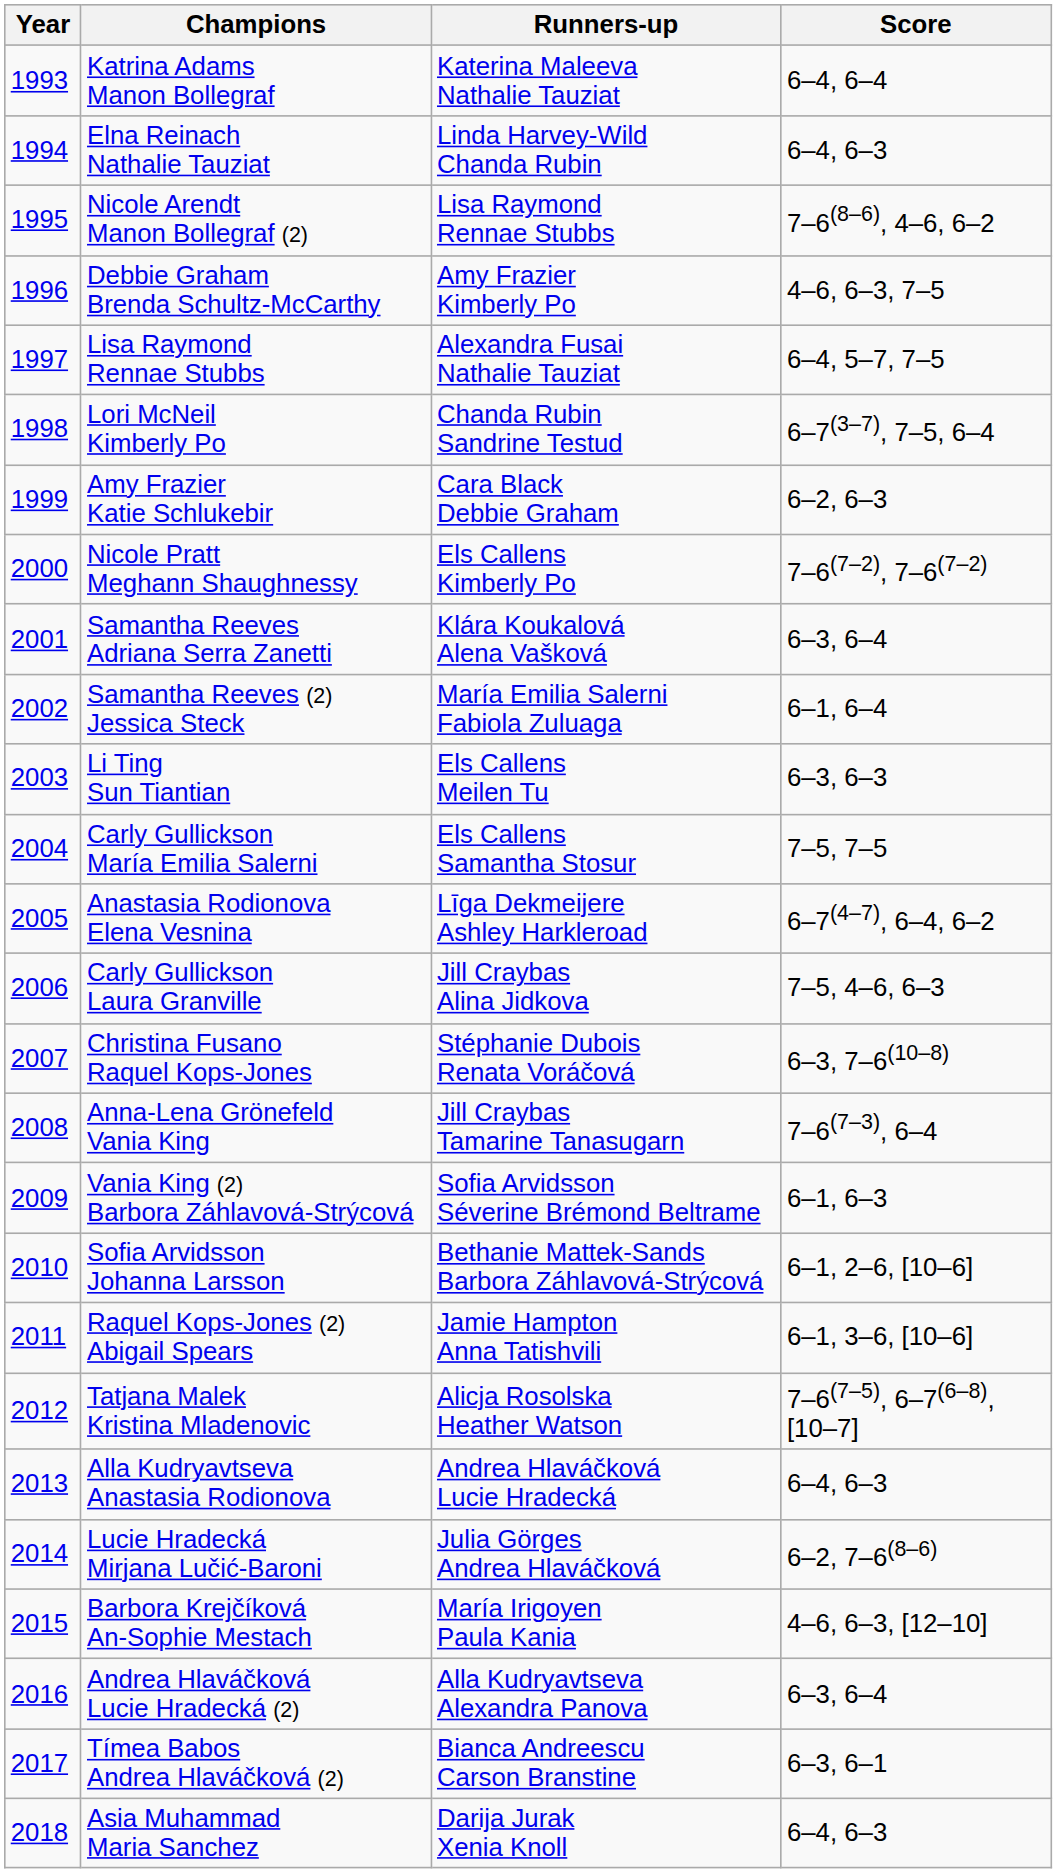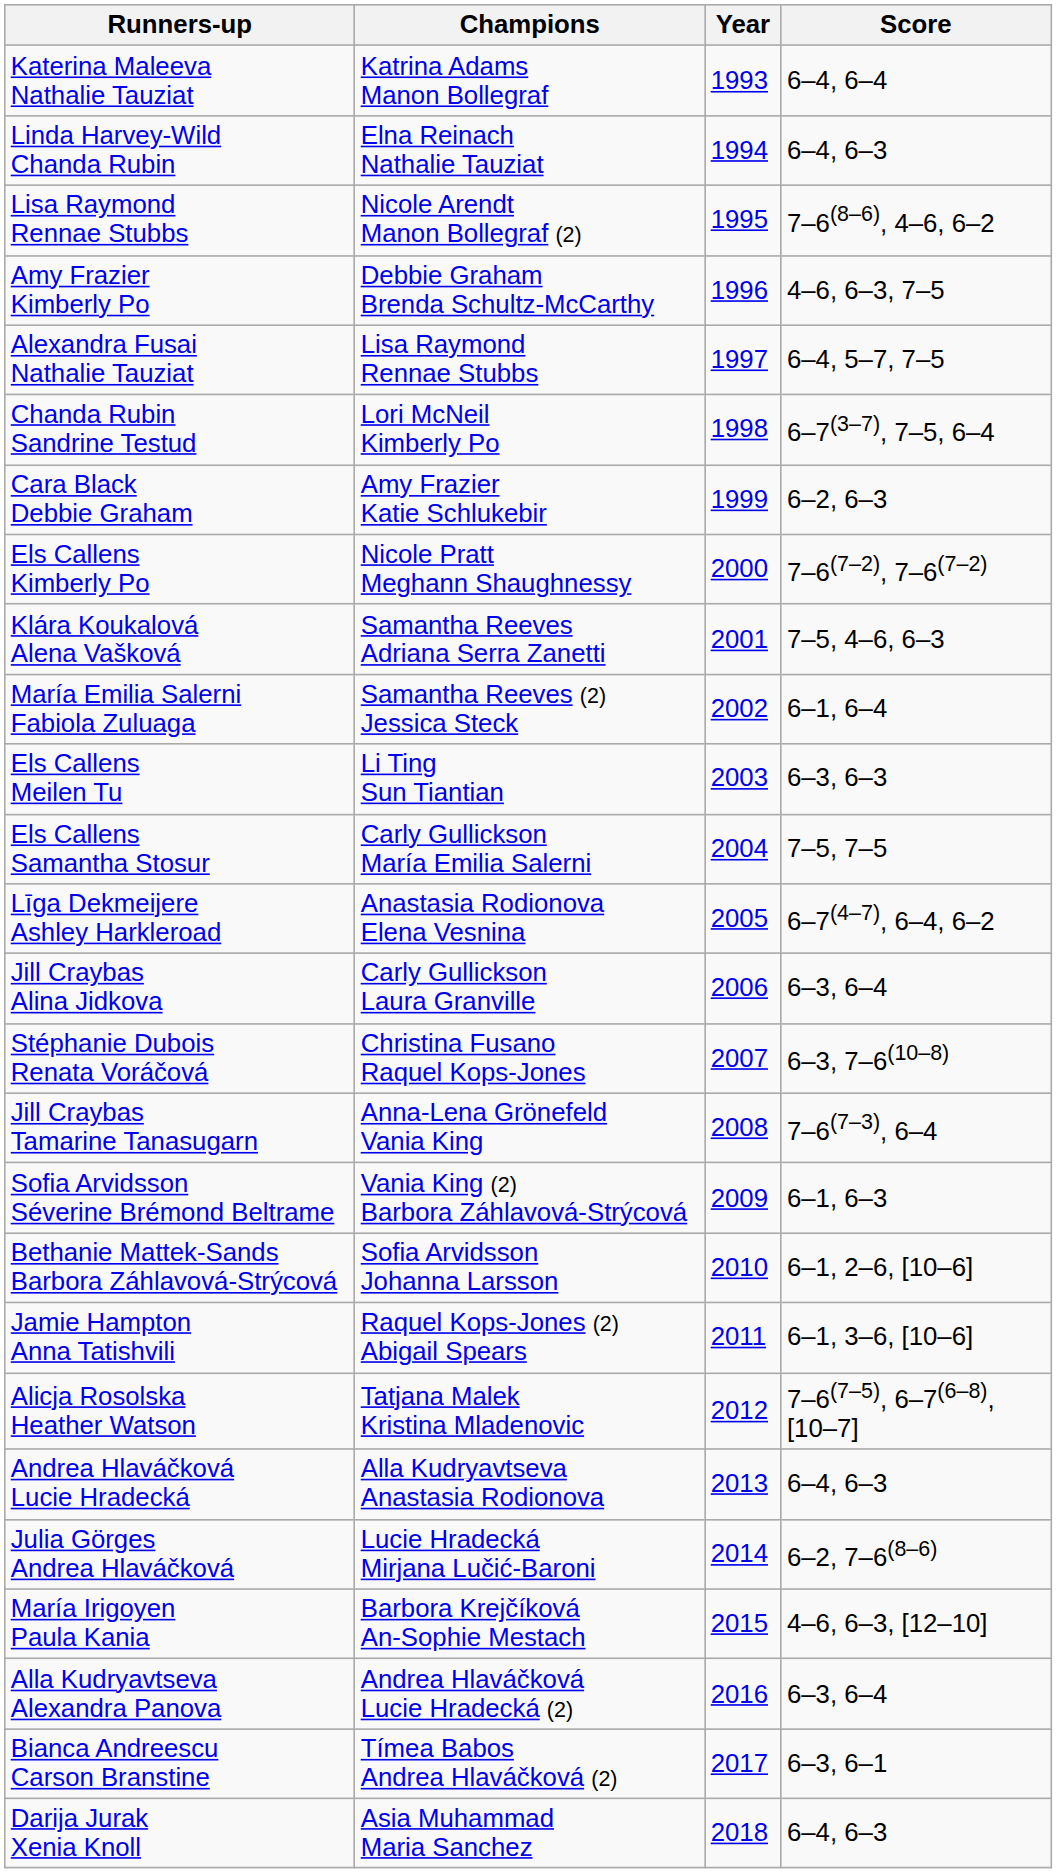columns swapped: (43, 24) <-> (606, 24)
(837, 638) 6–3, 6–4 -> (866, 638) 7–5, 4–6, 6–3
(866, 988) 7–5, 4–6, 6–3 -> (837, 988) 6–3, 6–4
